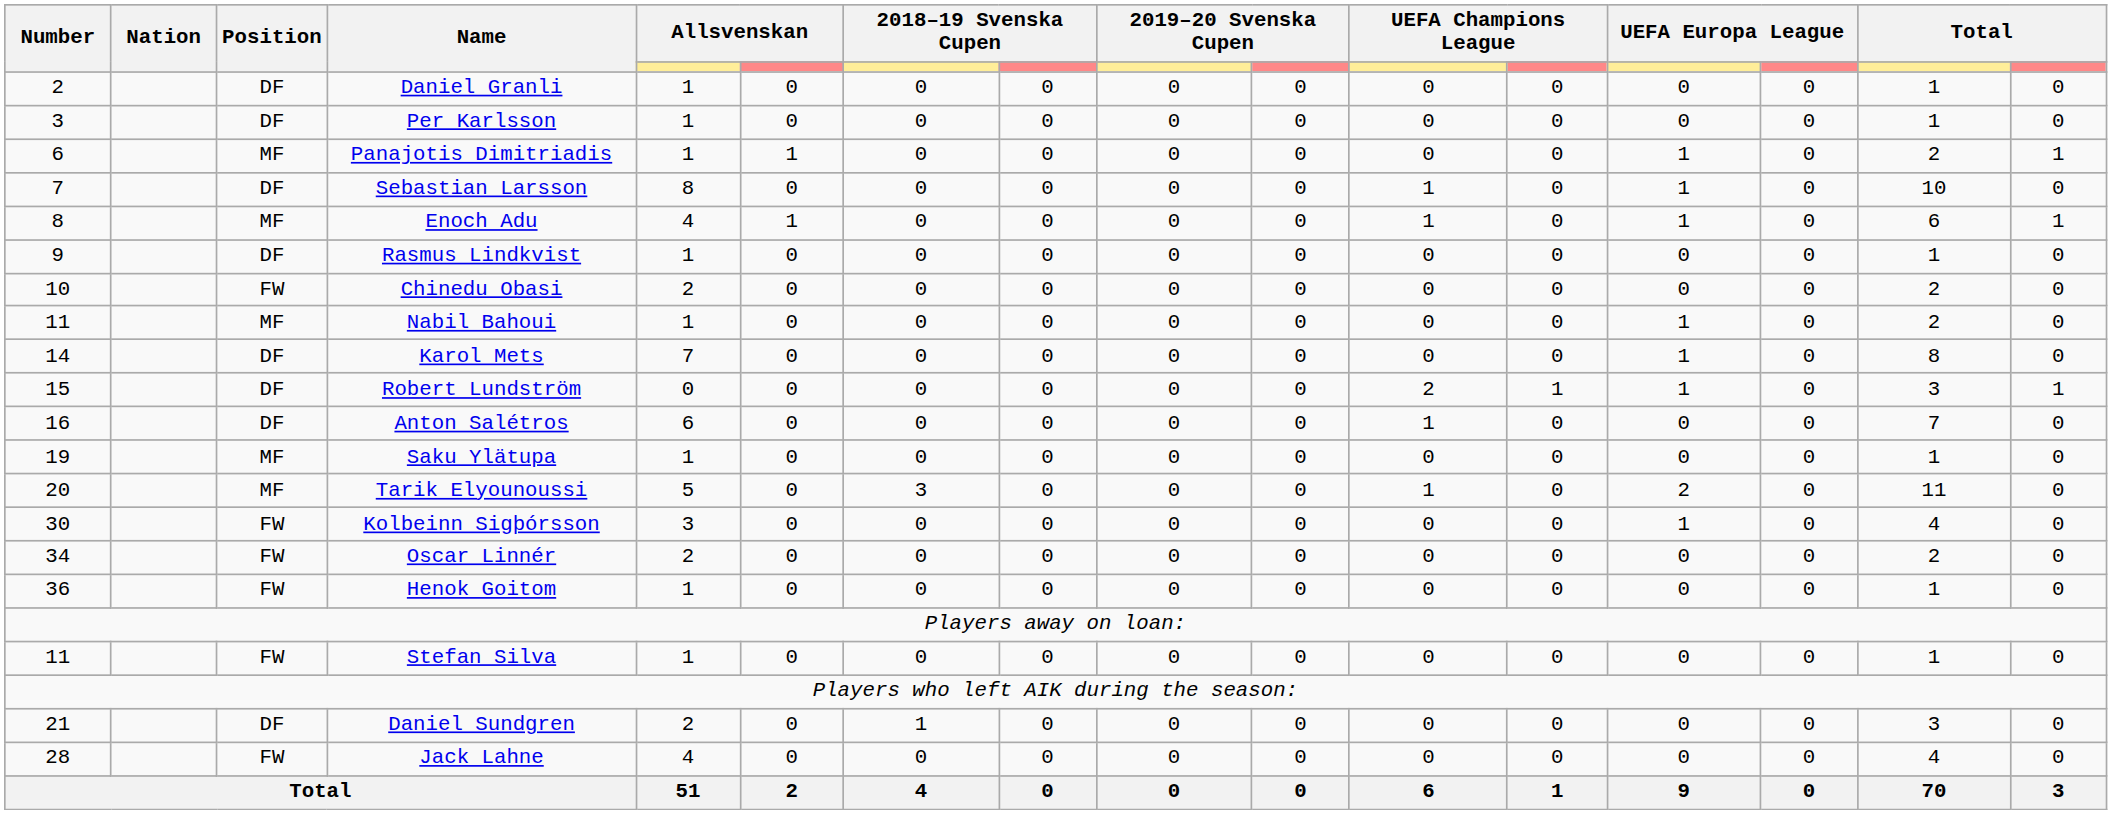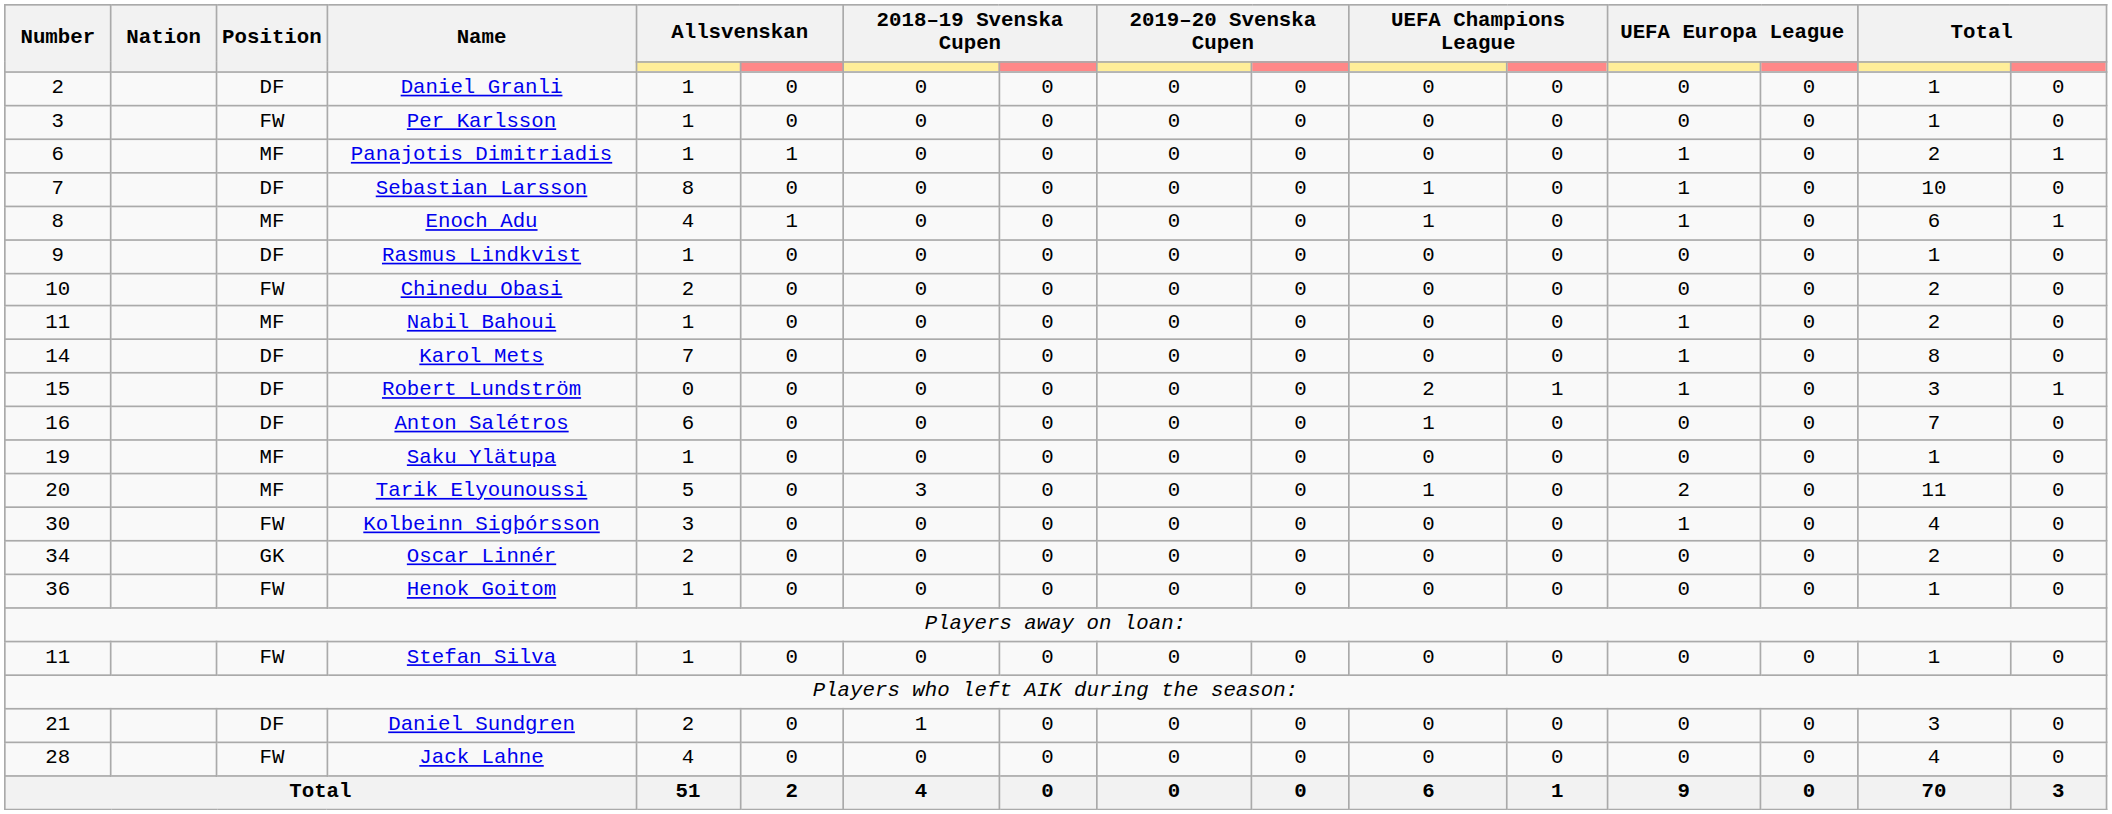(272, 122) DF -> (272, 122) FW
(272, 558) FW -> (272, 558) GK
